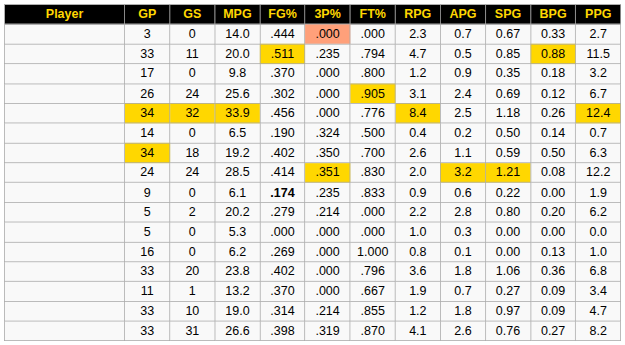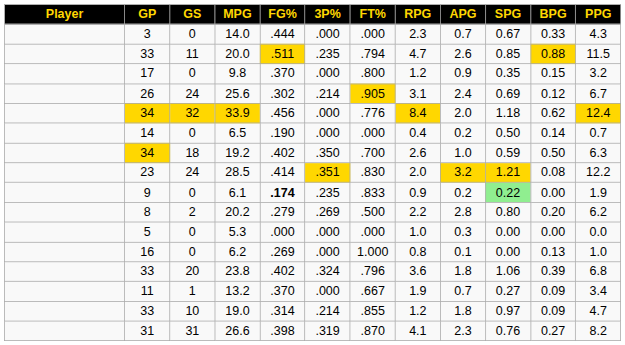(328, 34) lightsalmon background -> (328, 34) no background
(598, 34) 2.7 -> (598, 34) 4.3
(463, 53) 0.5 -> (463, 53) 2.6
(553, 73) 0.18 -> (553, 73) 0.15
(328, 93) .000 -> (328, 93) .214
(463, 113) 2.5 -> (463, 113) 2.0
(553, 113) 0.26 -> (553, 113) 0.62
(328, 133) .324 -> (328, 133) .000
(373, 133) .500 -> (373, 133) .000
(463, 152) 1.1 -> (463, 152) 1.0
(147, 172) 24 -> (147, 172) 23
(463, 192) 0.6 -> (463, 192) 0.2
(508, 192) no background -> (508, 192) lightgreen background
(147, 212) 5 -> (147, 212) 8
(328, 212) .214 -> (328, 212) .269
(373, 212) .000 -> (373, 212) .500
(328, 271) .000 -> (328, 271) .324
(553, 271) 0.36 -> (553, 271) 0.39
(147, 331) 33 -> (147, 331) 31
(463, 331) 2.6 -> (463, 331) 2.3
